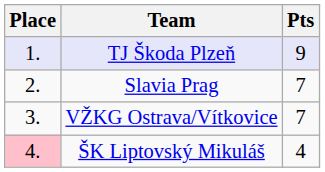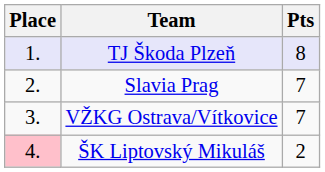(301, 53) 9 -> (301, 53) 8
(301, 150) 4 -> (301, 150) 2
